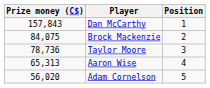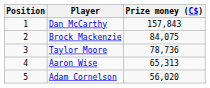columns swapped: (184, 11) <-> (45, 11)
